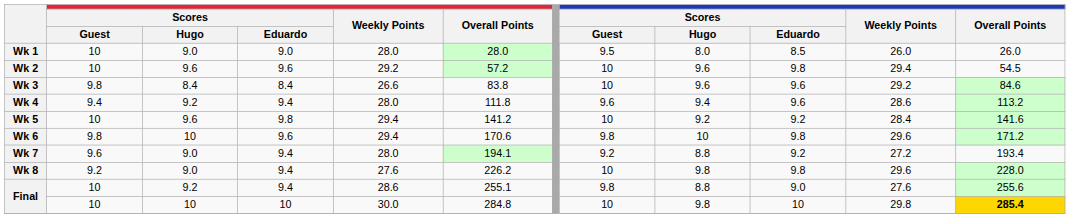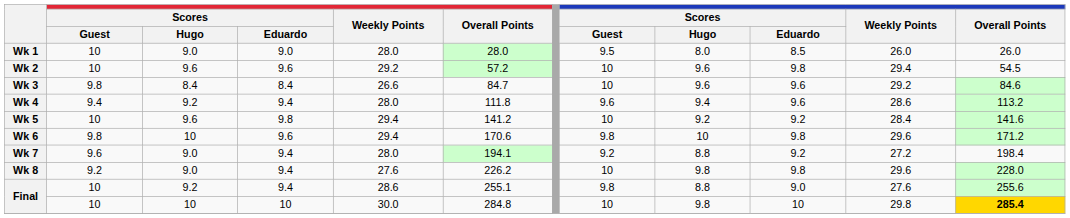(498, 85) 83.8 -> (498, 85) 84.7
(1010, 153) 193.4 -> (1010, 153) 198.4
